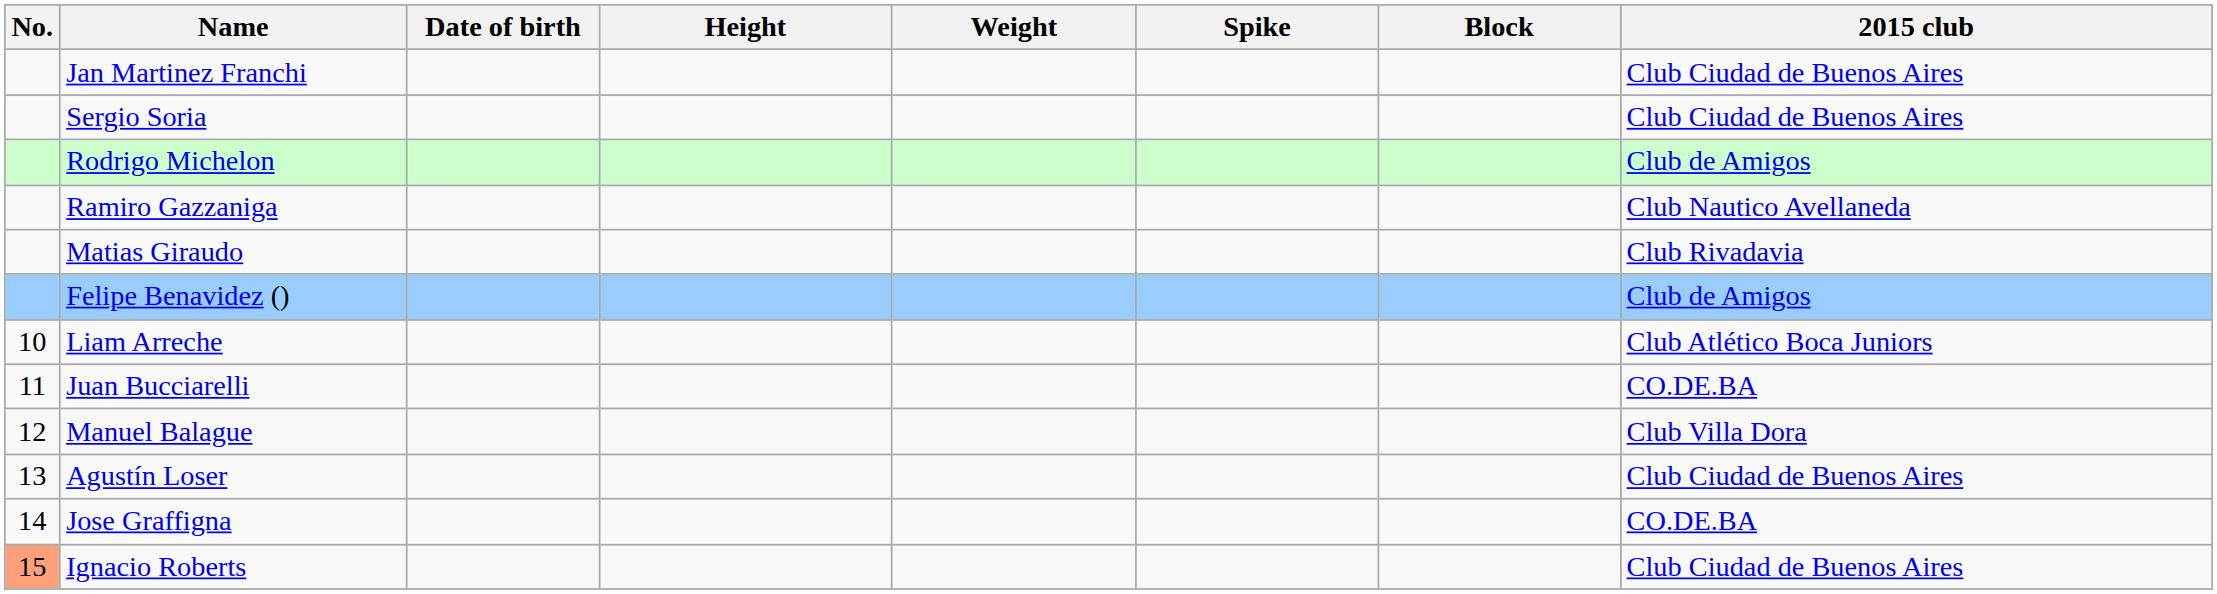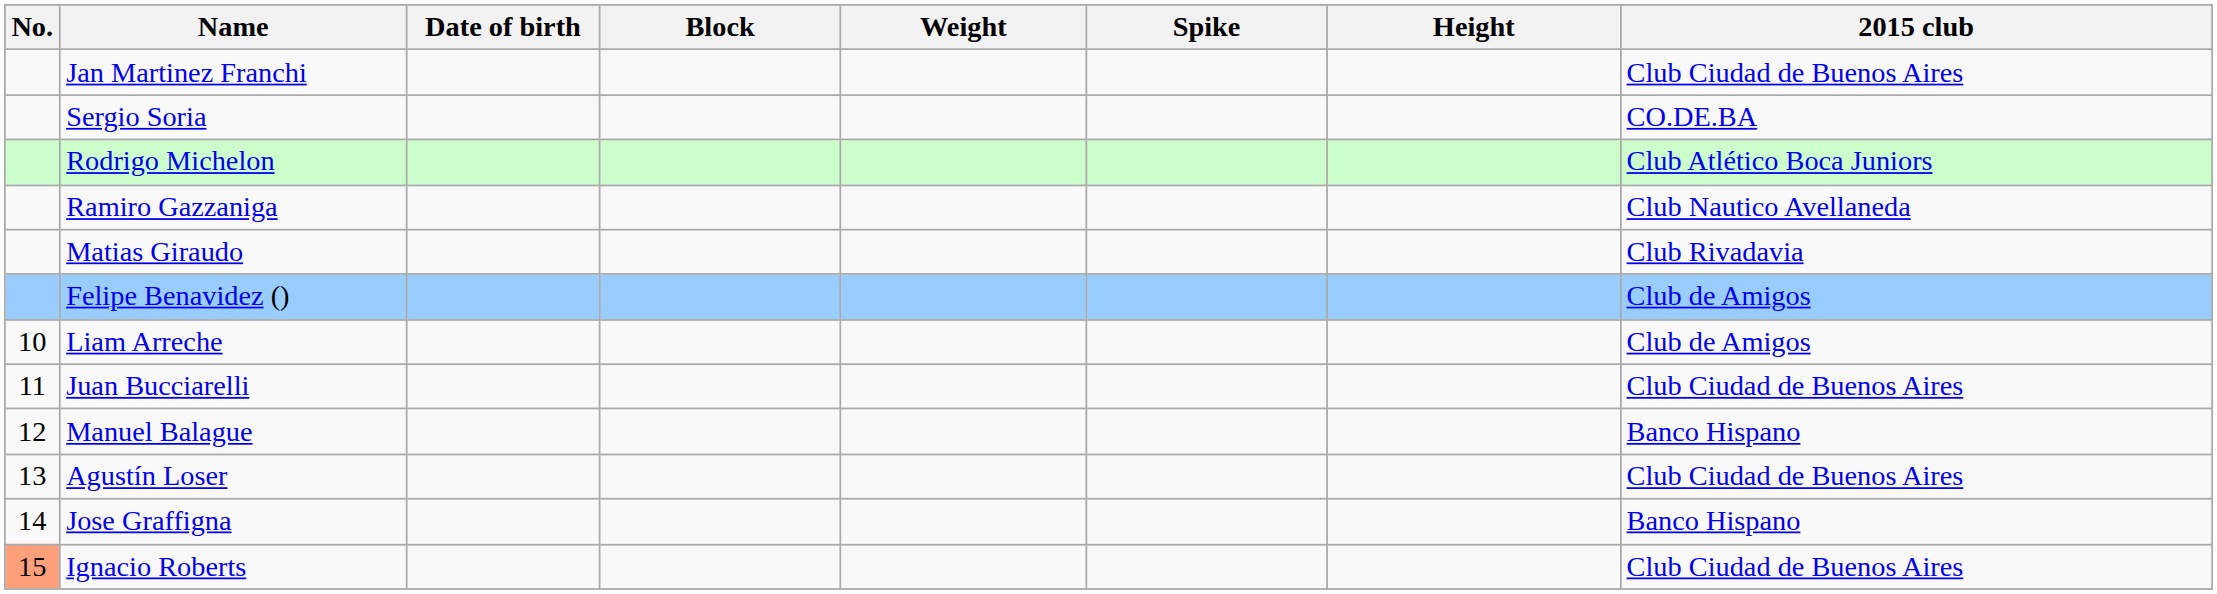columns swapped: (745, 26) <-> (1499, 26)
(1795, 116) Club Ciudad de Buenos Aires -> (1692, 116) CO.DE.BA
(1719, 161) Club de Amigos -> (1780, 161) Club Atlético Boca Juniors
(1780, 341) Club Atlético Boca Juniors -> (1719, 341) Club de Amigos
(1692, 386) CO.DE.BA -> (1795, 386) Club Ciudad de Buenos Aires
(1717, 431) Club Villa Dora -> (1714, 431) Banco Hispano
(1692, 521) CO.DE.BA -> (1714, 521) Banco Hispano
